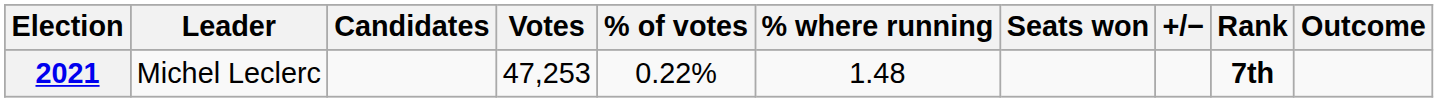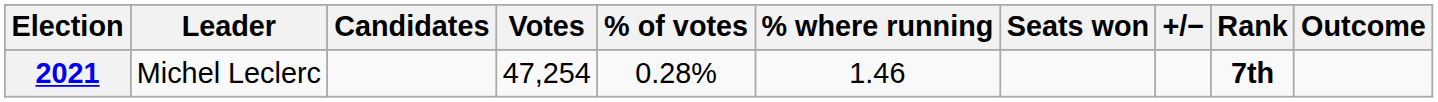(547, 73) 47,253 -> (547, 73) 47,254
(676, 73) 0.22% -> (676, 73) 0.28%
(877, 73) 1.48 -> (877, 73) 1.46
